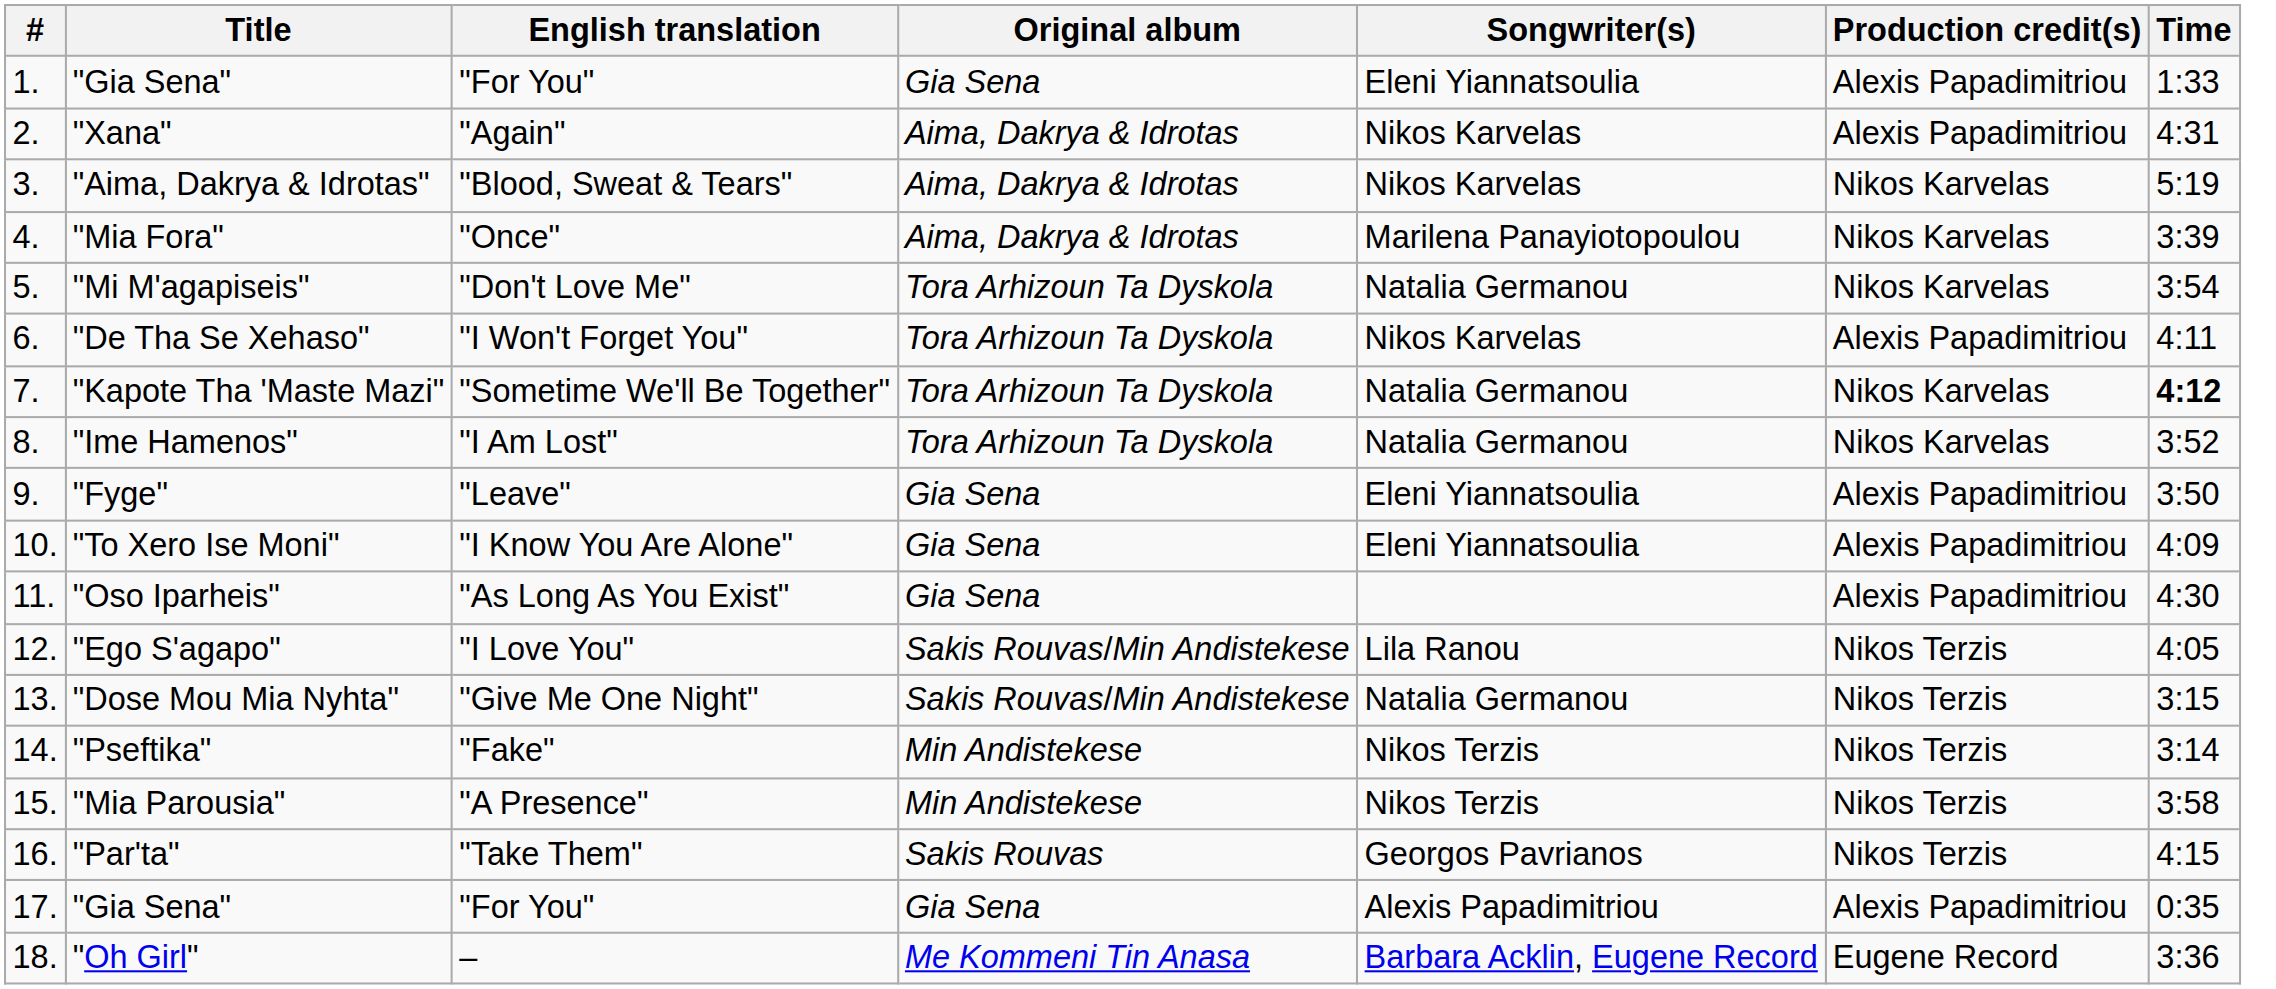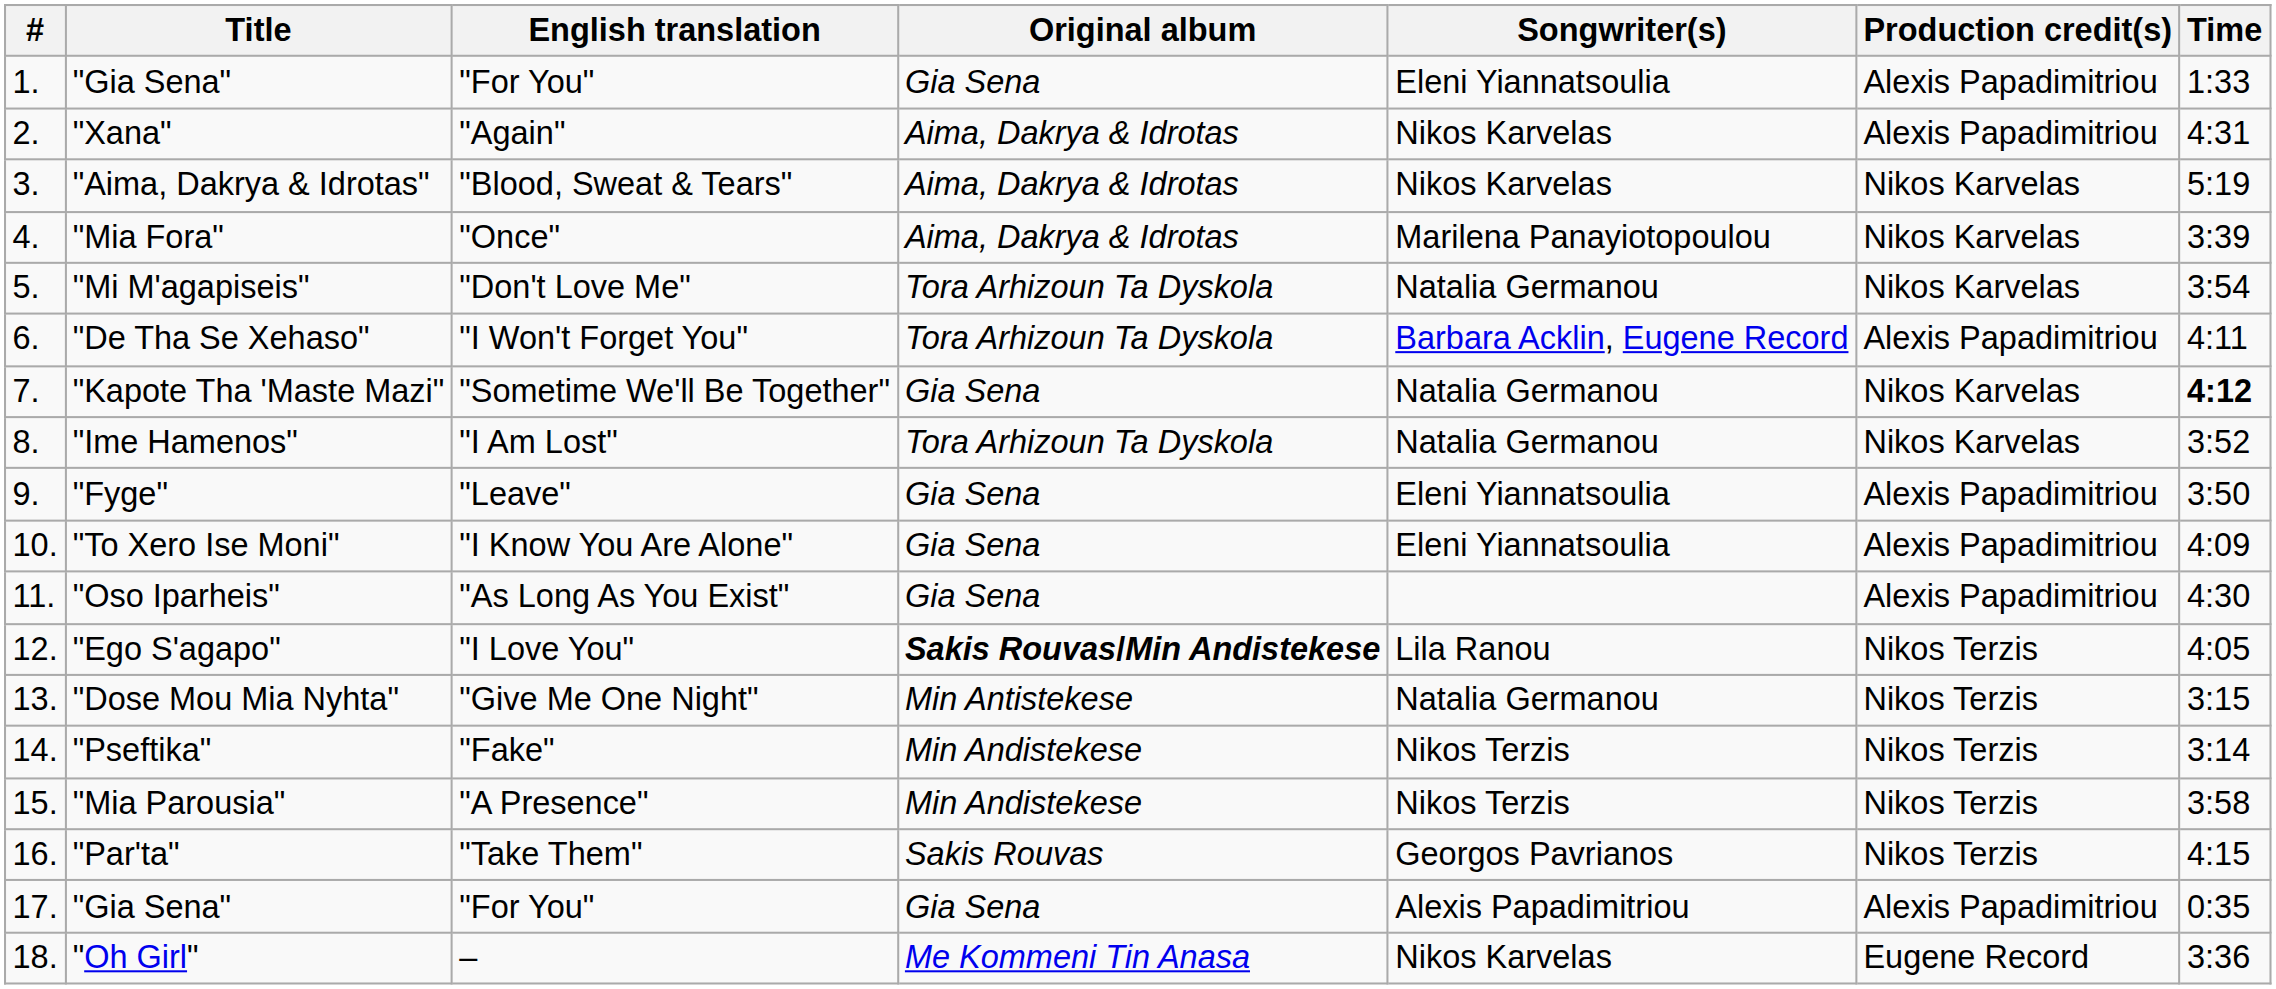(1473, 339) Nikos Karvelas -> (1622, 339) Barbara Acklin, Eugene Record
(1089, 390) Tora Arhizoun Ta Dyskola -> (973, 390) Gia Sena
(1127, 648) normal -> (1143, 648) bold
(1127, 699) Sakis Rouvas/Min Andistekese -> (1019, 699) Min Antistekese
(1591, 957) Barbara Acklin, Eugene Record -> (1504, 957) Nikos Karvelas
